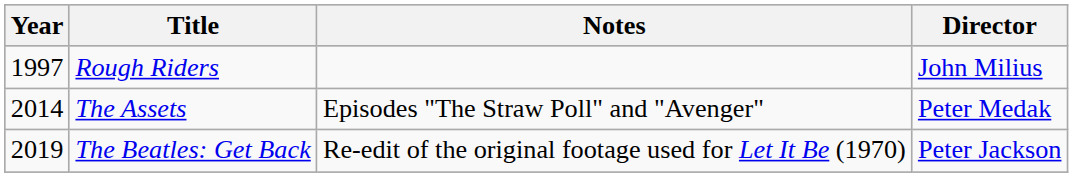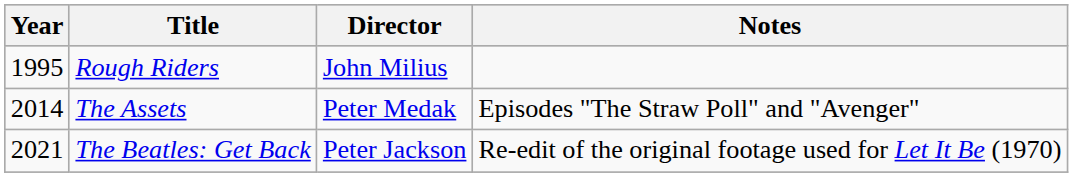columns swapped: (990, 25) <-> (614, 25)
(37, 66) 1997 -> (37, 66) 1995
(37, 150) 2019 -> (37, 150) 2021
